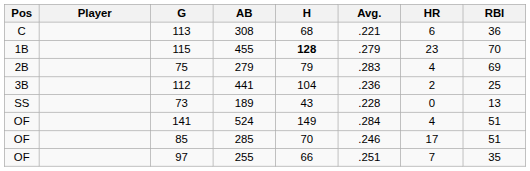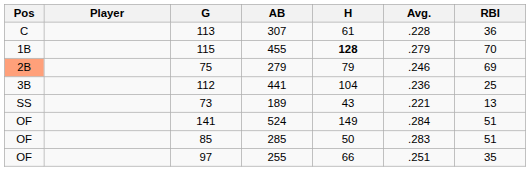- column: (432, 13)
(244, 31) 308 -> (277, 31) 307
(307, 31) 68 -> (348, 31) 61
(369, 31) .221 -> (419, 31) .228
(22, 67) no background -> (24, 67) lightsalmon background
(369, 67) .283 -> (419, 67) .246
(369, 103) .228 -> (419, 103) .221
(307, 139) 70 -> (348, 139) 50
(369, 139) .246 -> (419, 139) .283
